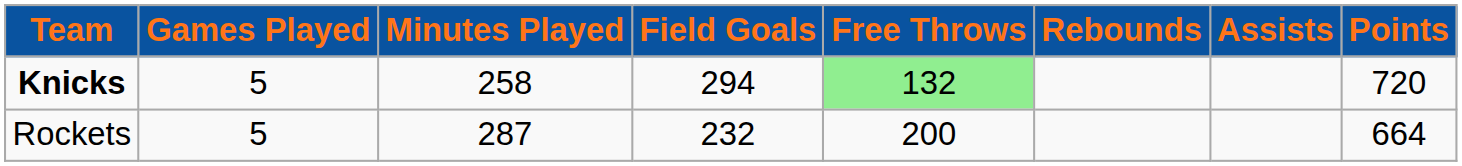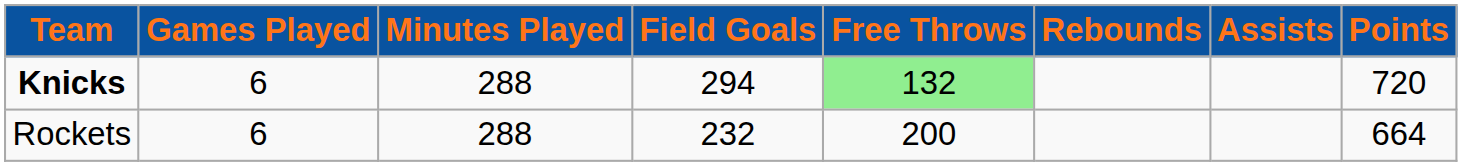(258, 82) 5 -> (258, 82) 6
(505, 82) 258 -> (505, 82) 288
(258, 134) 5 -> (258, 134) 6
(505, 134) 287 -> (505, 134) 288
